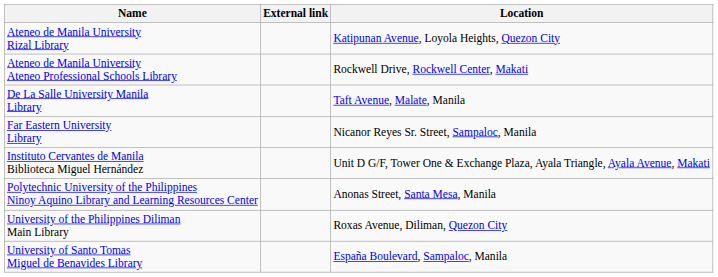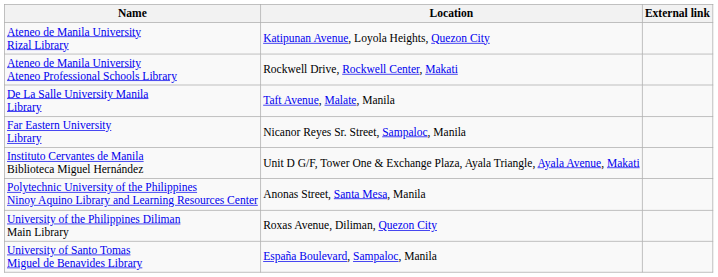columns swapped: (522, 13) <-> (296, 13)
